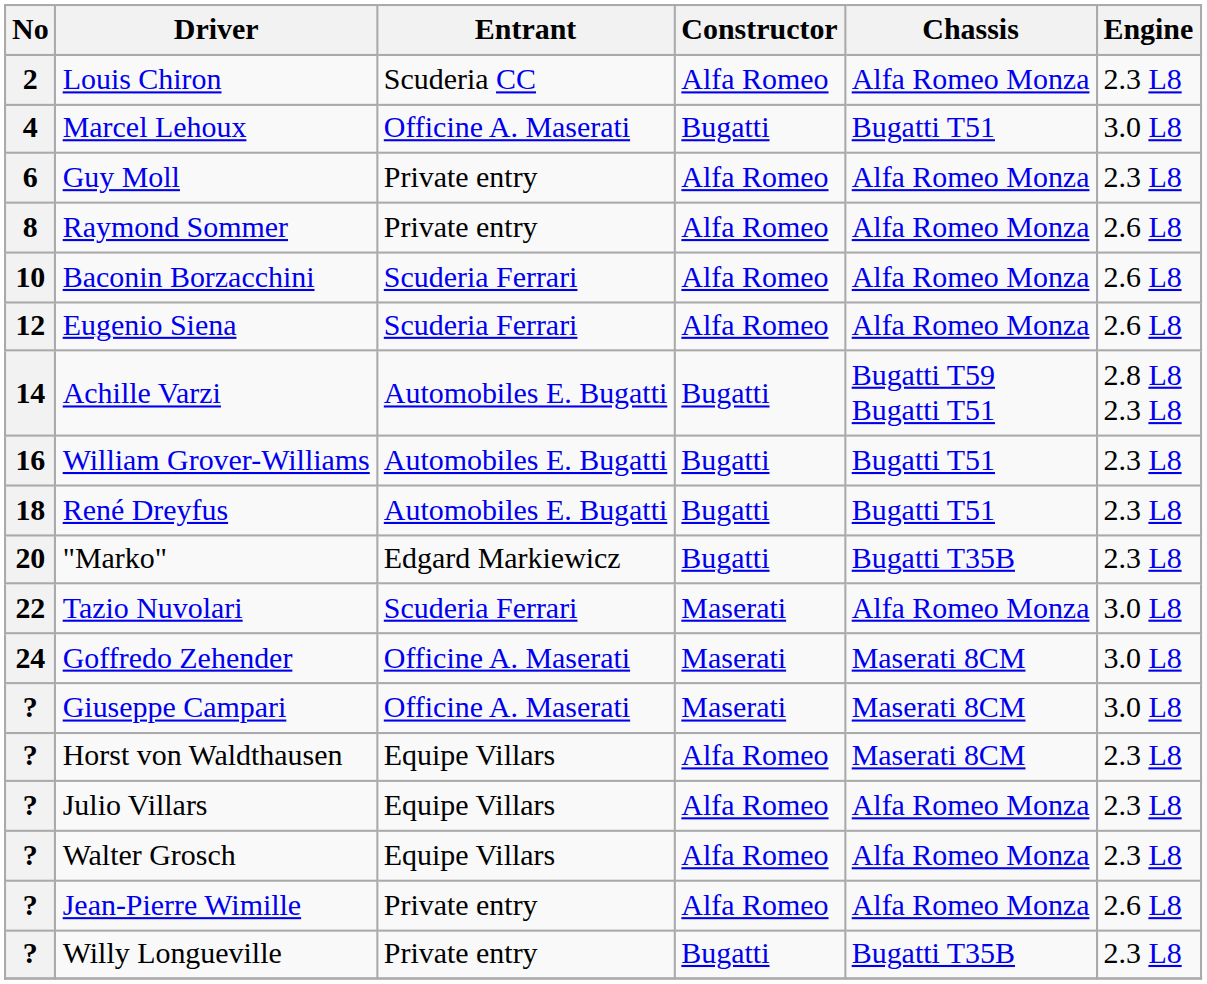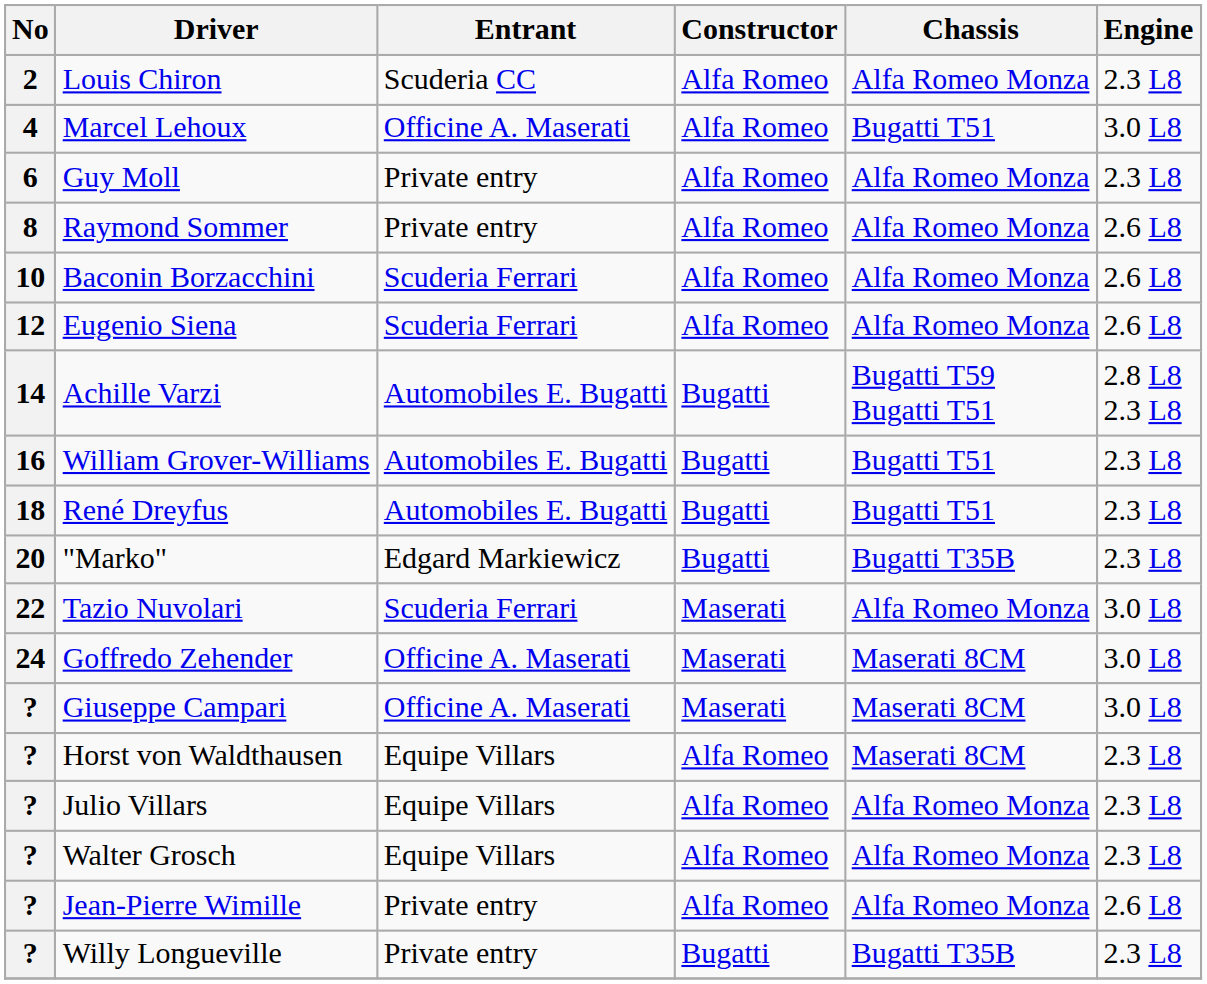(725, 128) Bugatti -> (755, 128) Alfa Romeo
